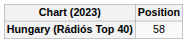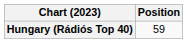(159, 30) 58 -> (159, 30) 59
